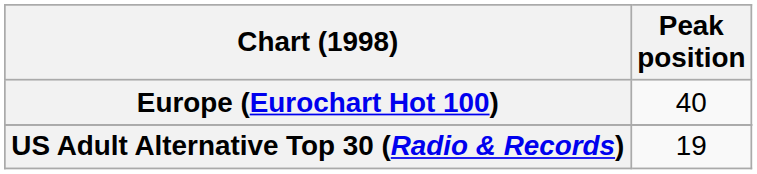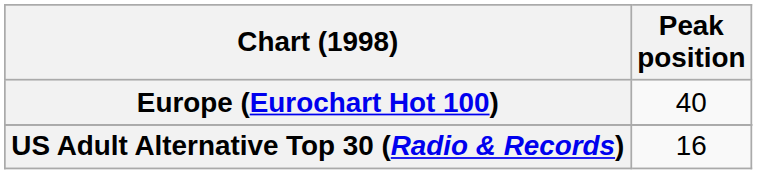(691, 146) 19 -> (691, 146) 16
